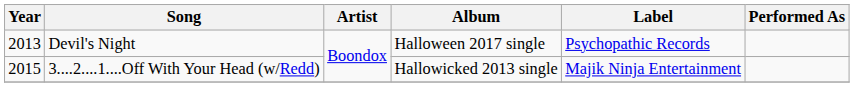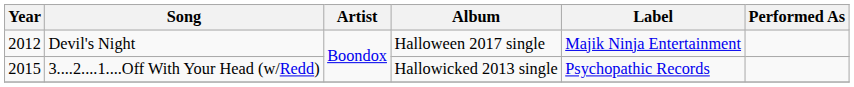(25, 43) 2013 -> (25, 43) 2012
(637, 43) Psychopathic Records -> (653, 43) Majik Ninja Entertainment
(653, 69) Majik Ninja Entertainment -> (637, 69) Psychopathic Records
